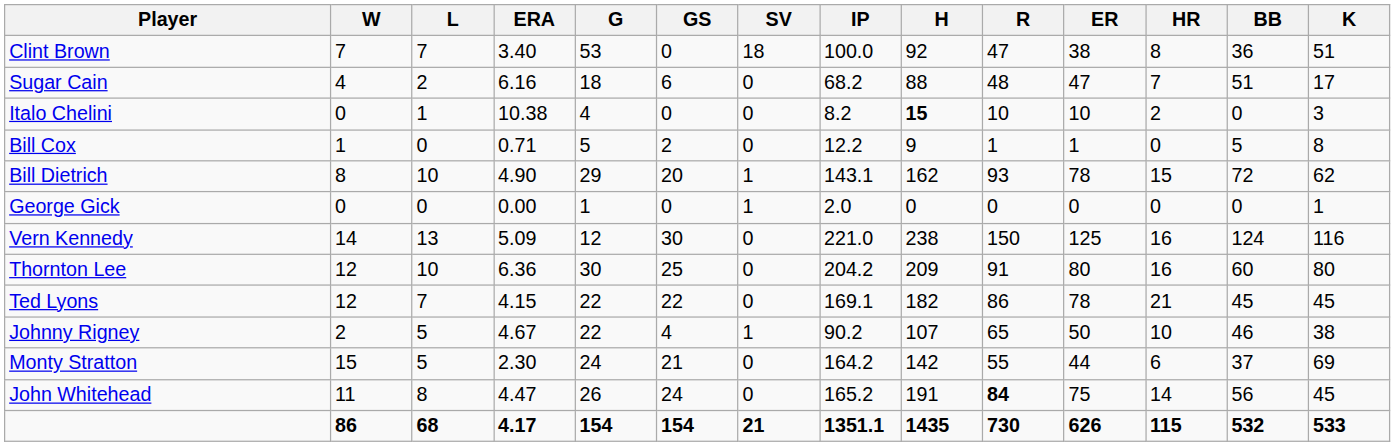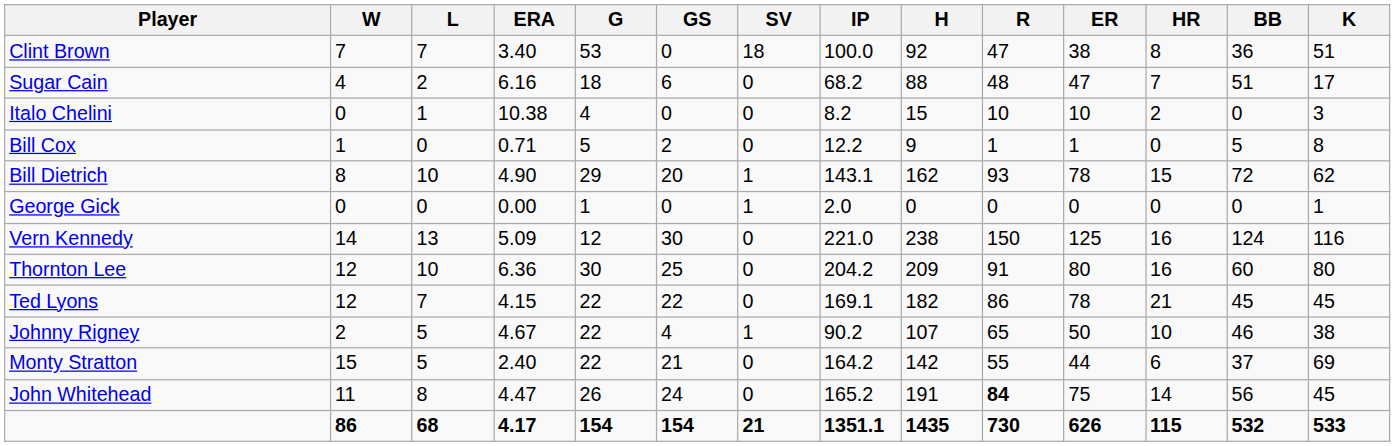(916, 113) bold -> (916, 113) normal
(517, 363) 2.30 -> (517, 363) 2.40
(591, 363) 24 -> (591, 363) 22
